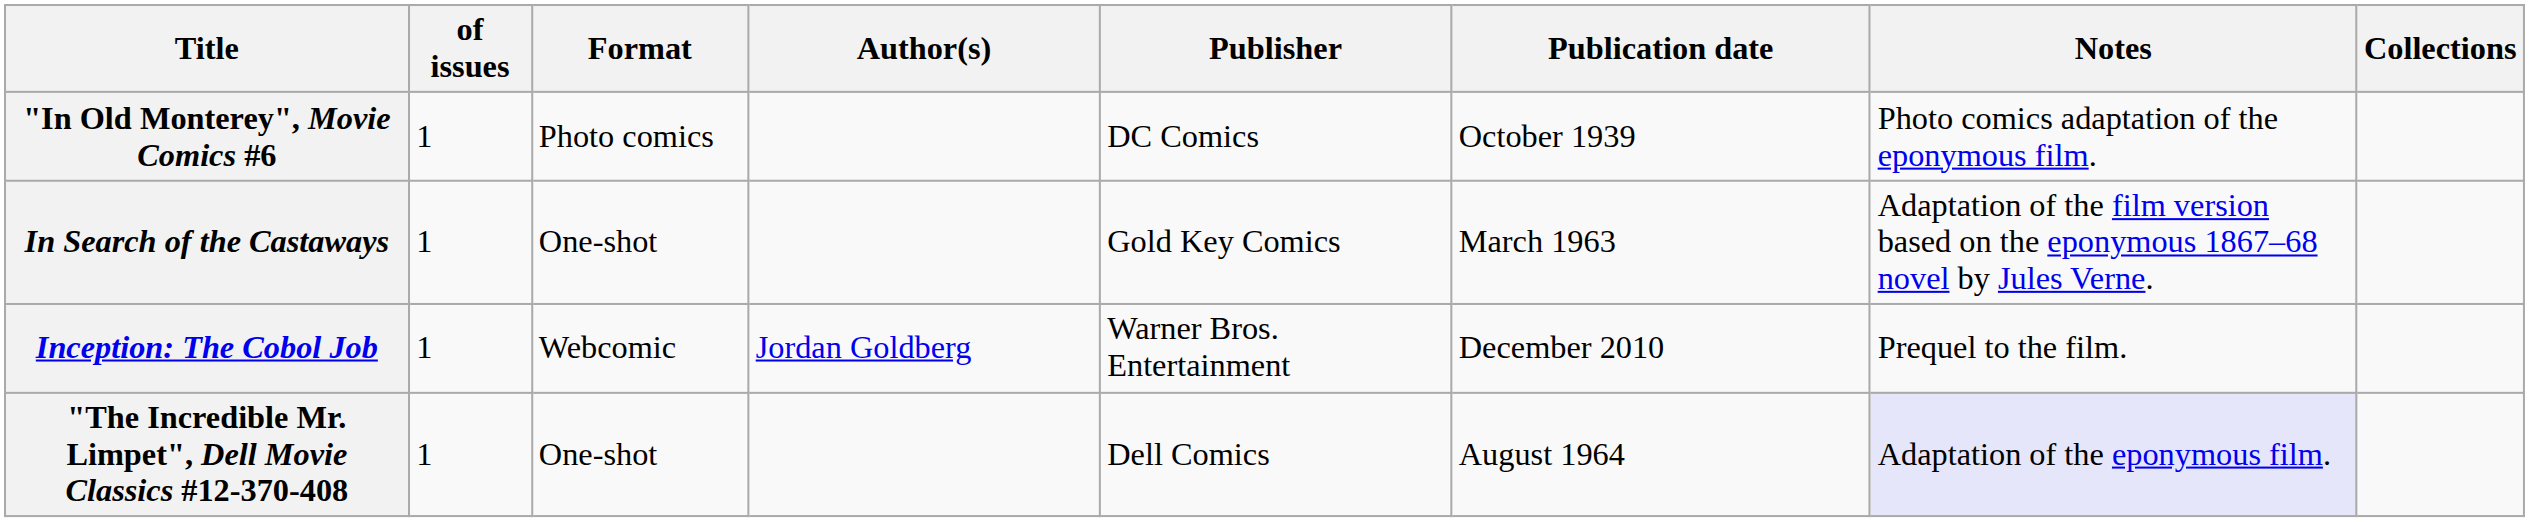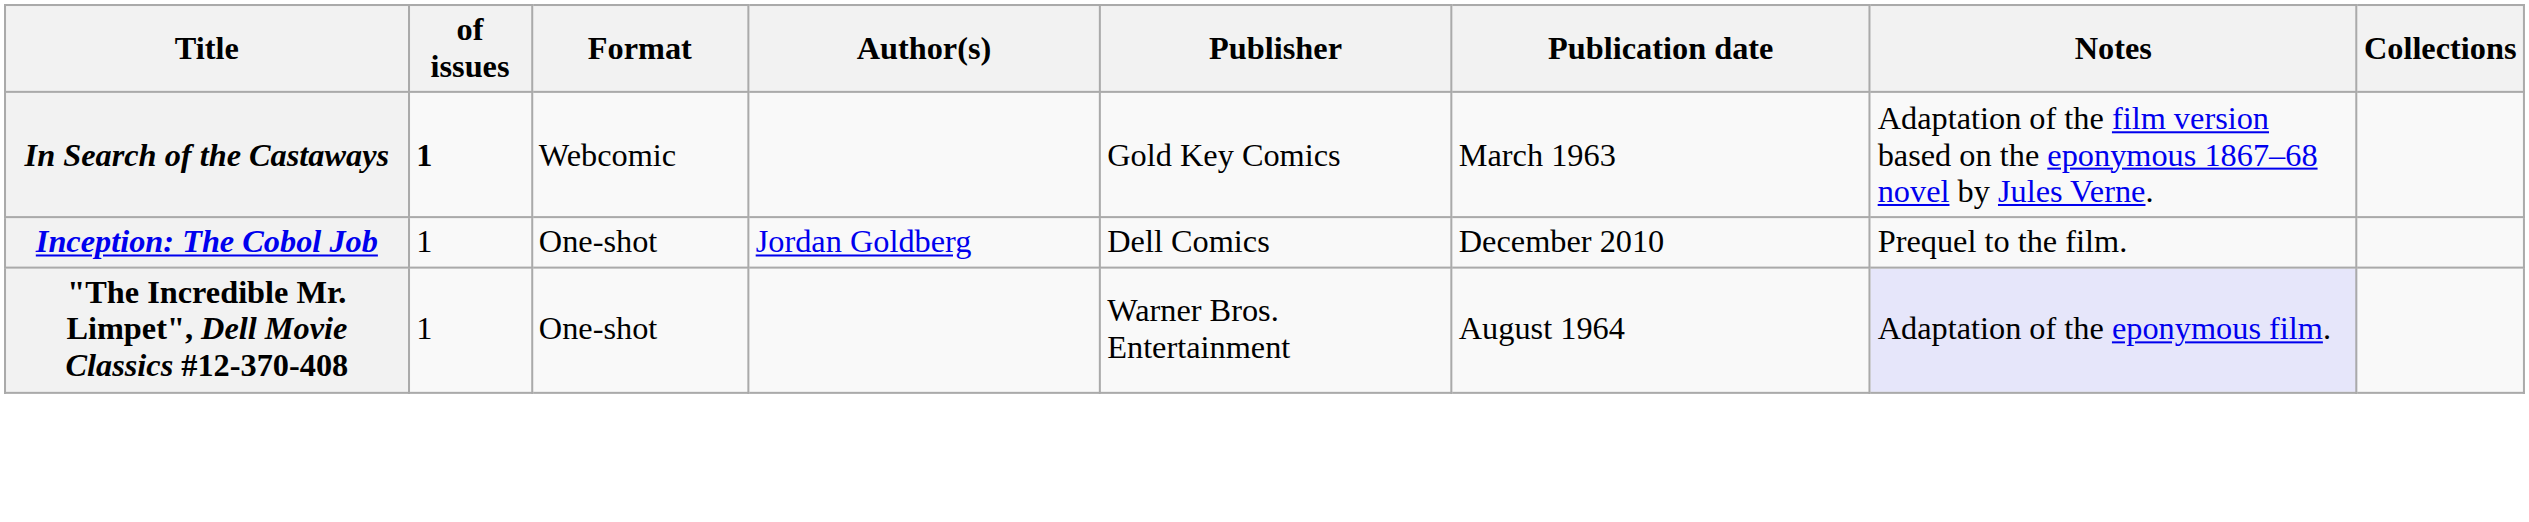- row: (207, 135)
(424, 241) normal -> (424, 154) bold
(598, 241) One-shot -> (607, 154) Webcomic
(607, 347) Webcomic -> (598, 241) One-shot
(1199, 347) Warner Bros. Entertainment -> (1188, 241) Dell Comics
(1188, 453) Dell Comics -> (1199, 329) Warner Bros. Entertainment
